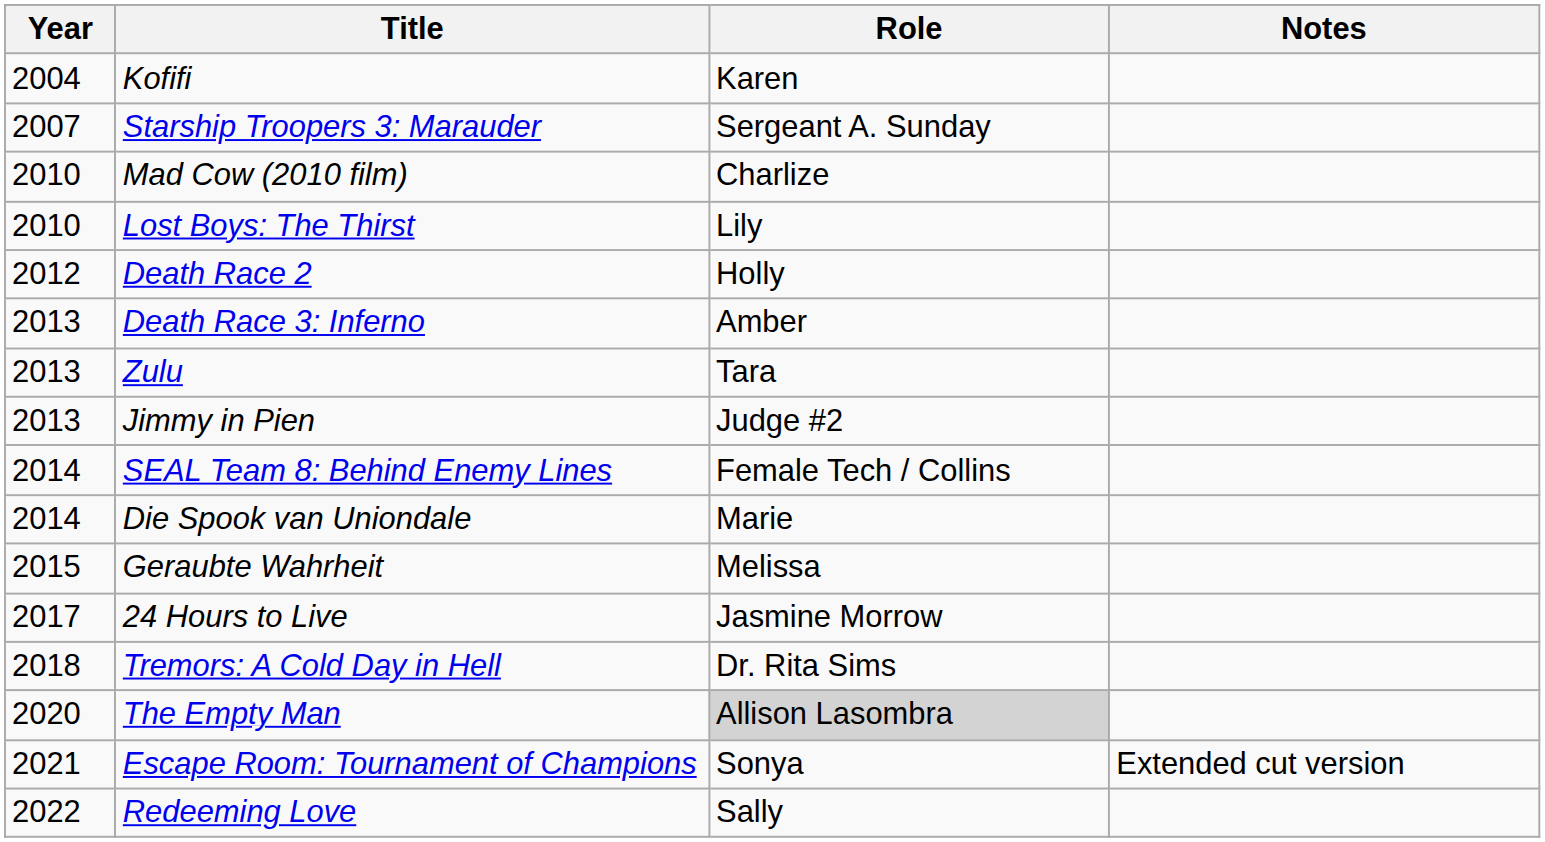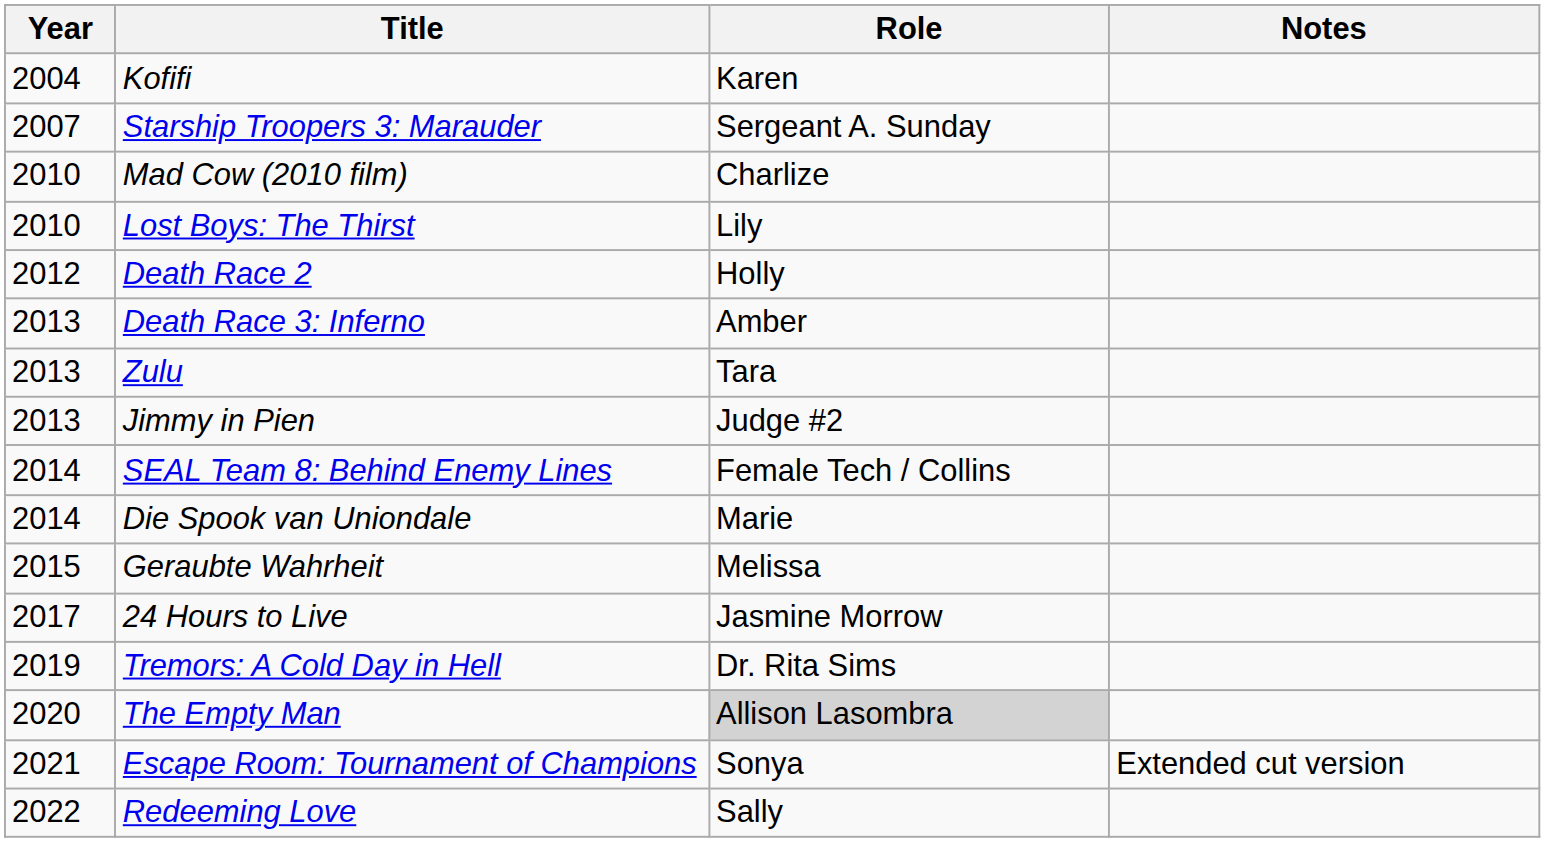(46, 665) 2018 -> (46, 665) 2019
